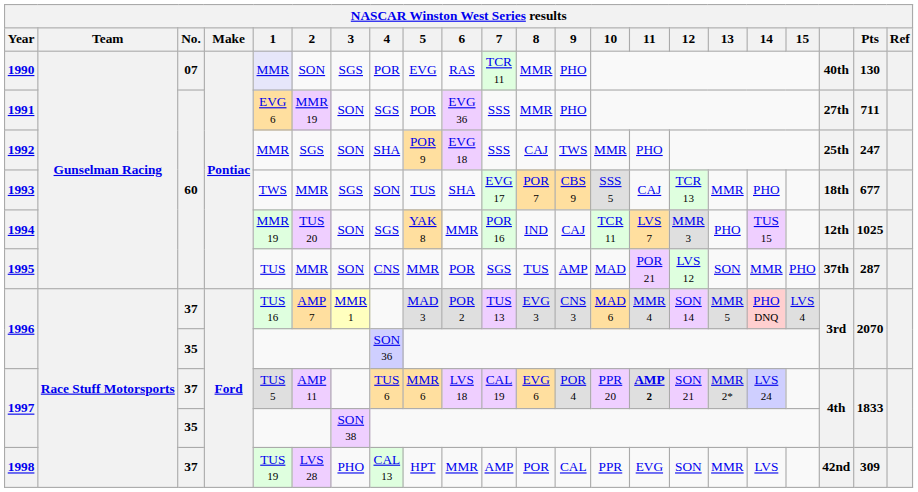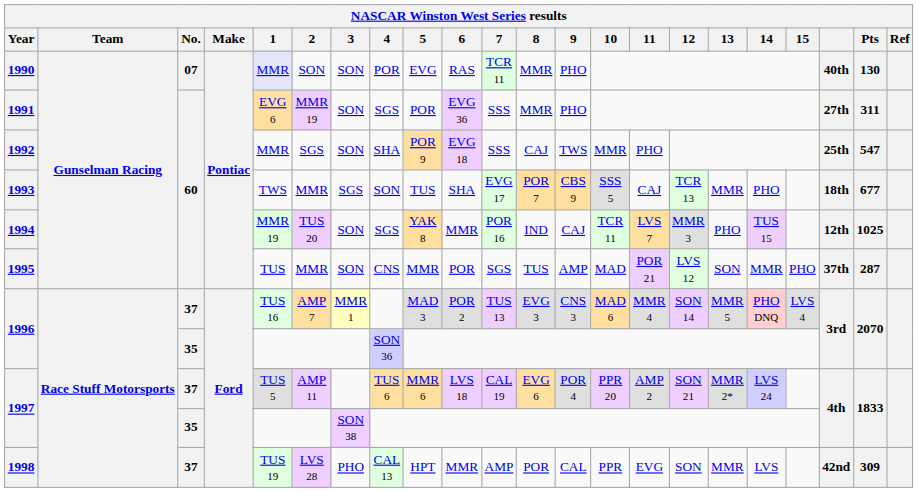(351, 70) SGS -> (351, 70) SON
(870, 110) 711 -> (870, 110) 311
(870, 149) 247 -> (870, 149) 547
(649, 388) bold -> (649, 387) normal
